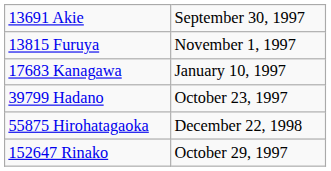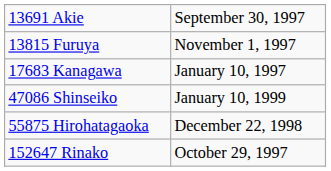- row: (56, 98)
+ row: (63, 98)
